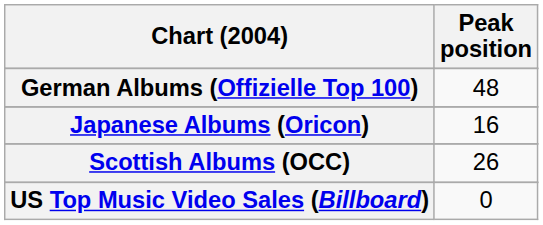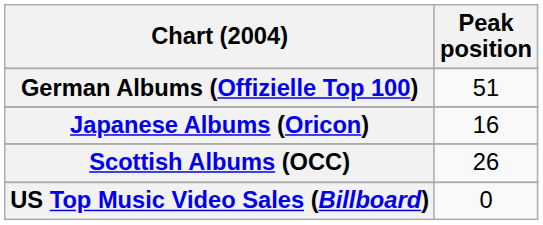(486, 87) 48 -> (486, 87) 51
